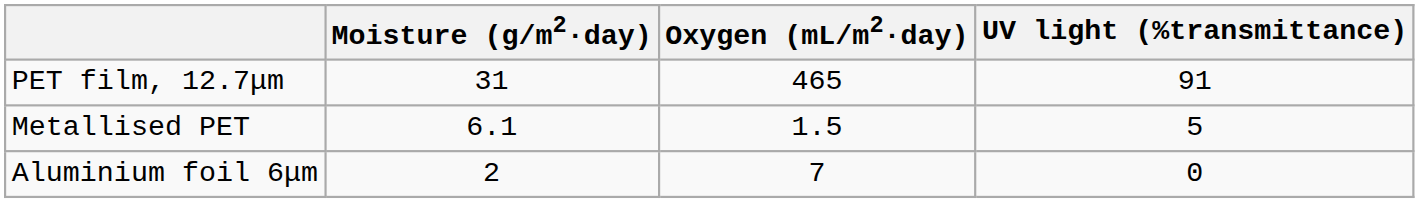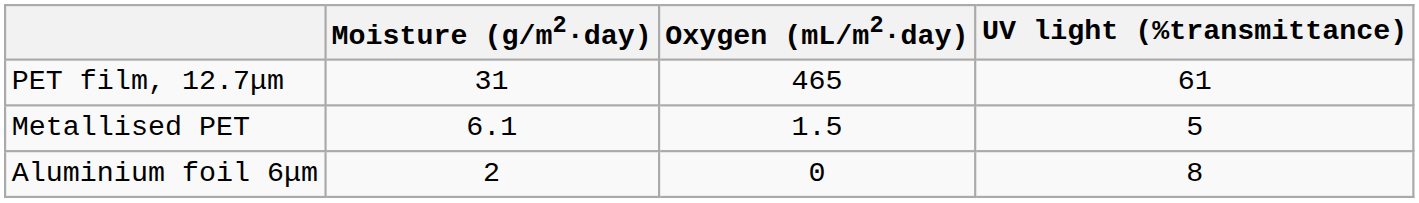(1195, 82) 91 -> (1195, 82) 61
(817, 174) 7 -> (817, 174) 0
(1195, 174) 0 -> (1195, 174) 8
